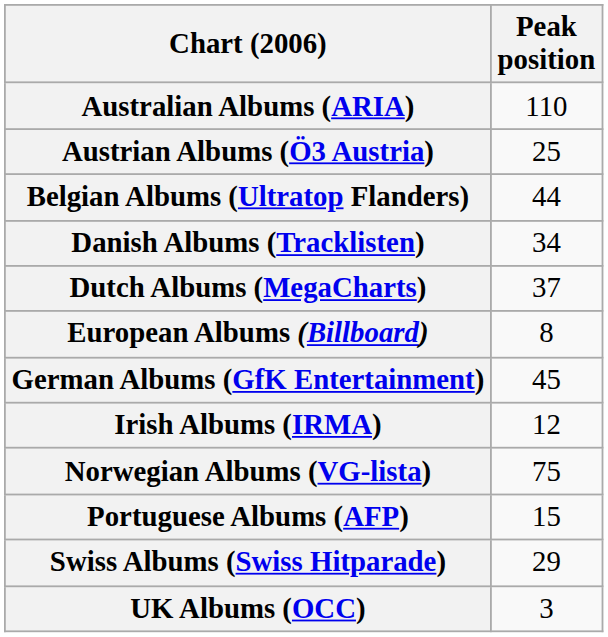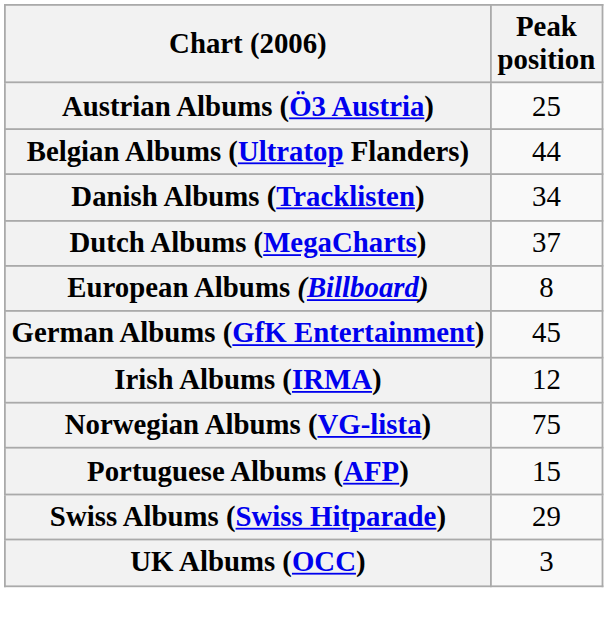- row: (248, 105)
